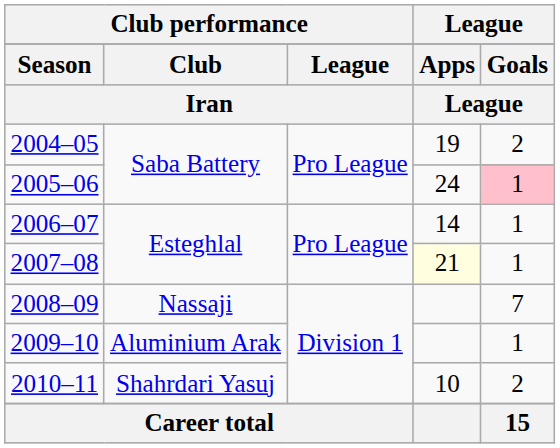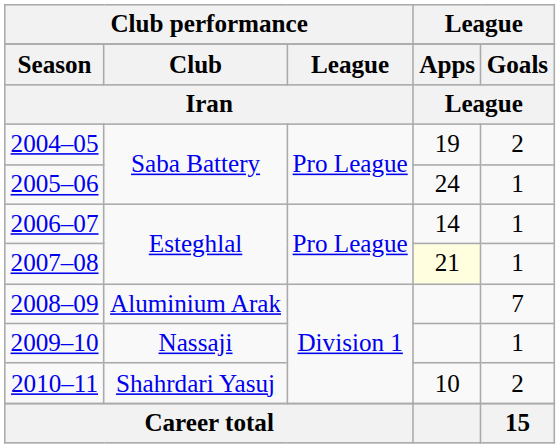(517, 183) pink background -> (517, 183) no background
(196, 303) Nassaji -> (196, 303) Aluminium Arak
(196, 343) Aluminium Arak -> (196, 343) Nassaji
